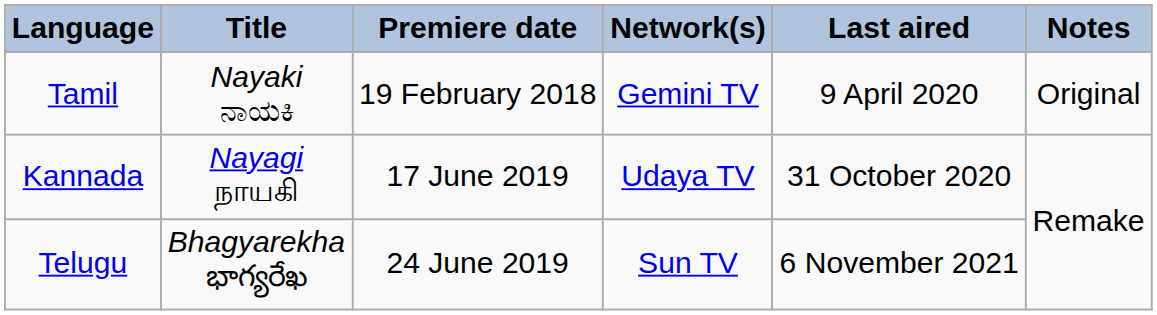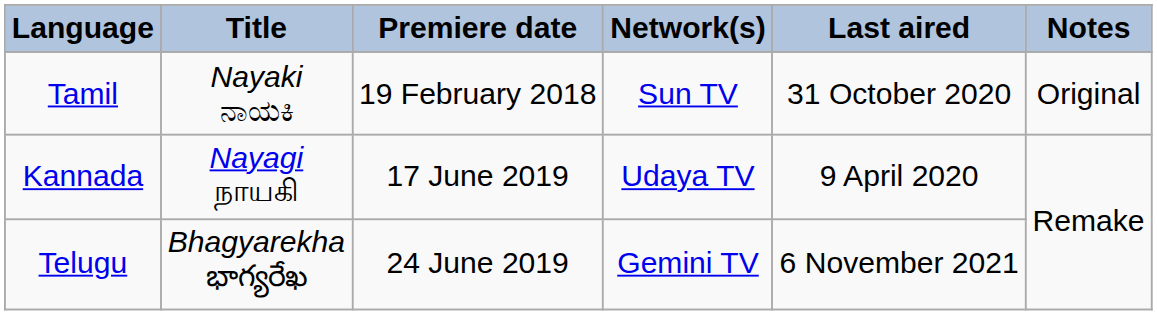(688, 92) Gemini TV -> (688, 92) Sun TV
(899, 92) 9 April 2020 -> (899, 92) 31 October 2020
(899, 176) 31 October 2020 -> (899, 176) 9 April 2020
(688, 263) Sun TV -> (688, 263) Gemini TV
